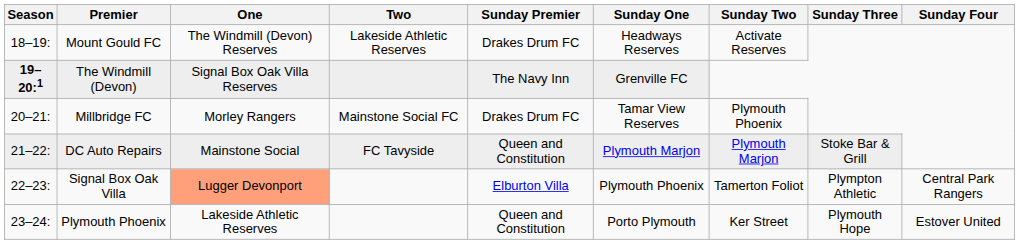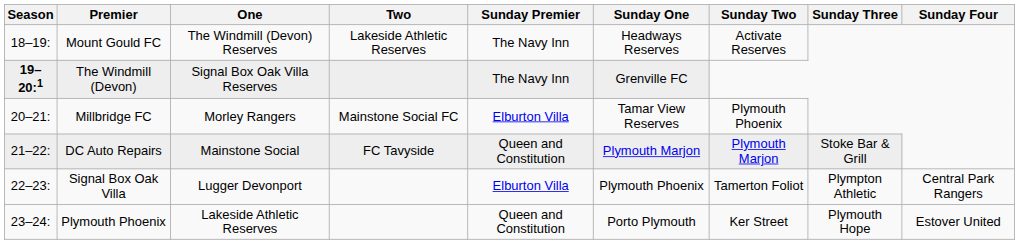(531, 42) Drakes Drum FC -> (531, 42) The Navy Inn
(531, 116) Drakes Drum FC -> (531, 116) Elburton Villa
(250, 186) lightsalmon background -> (250, 186) no background
